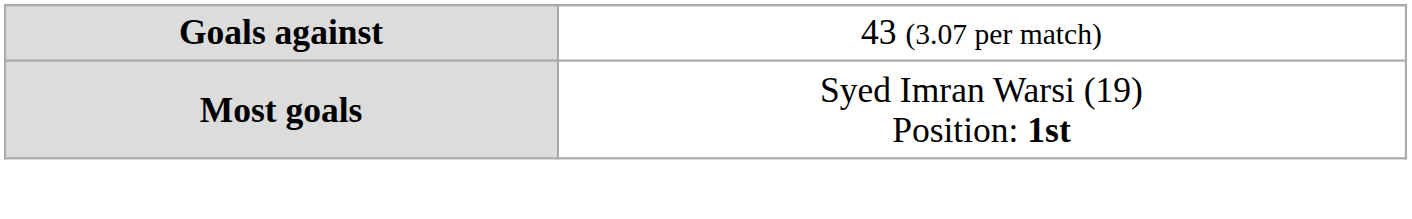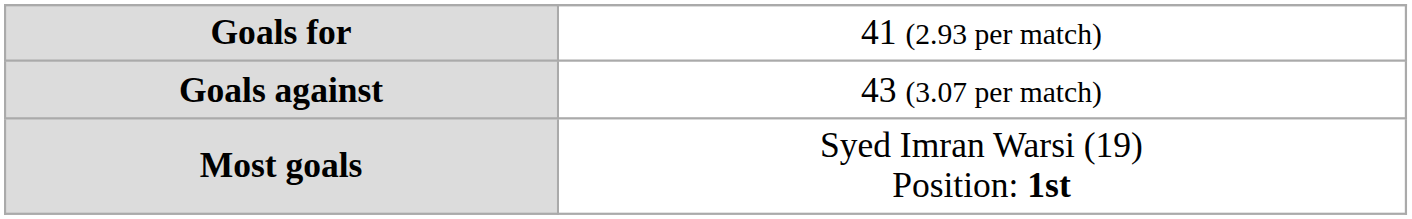+ row: (281, 32)
